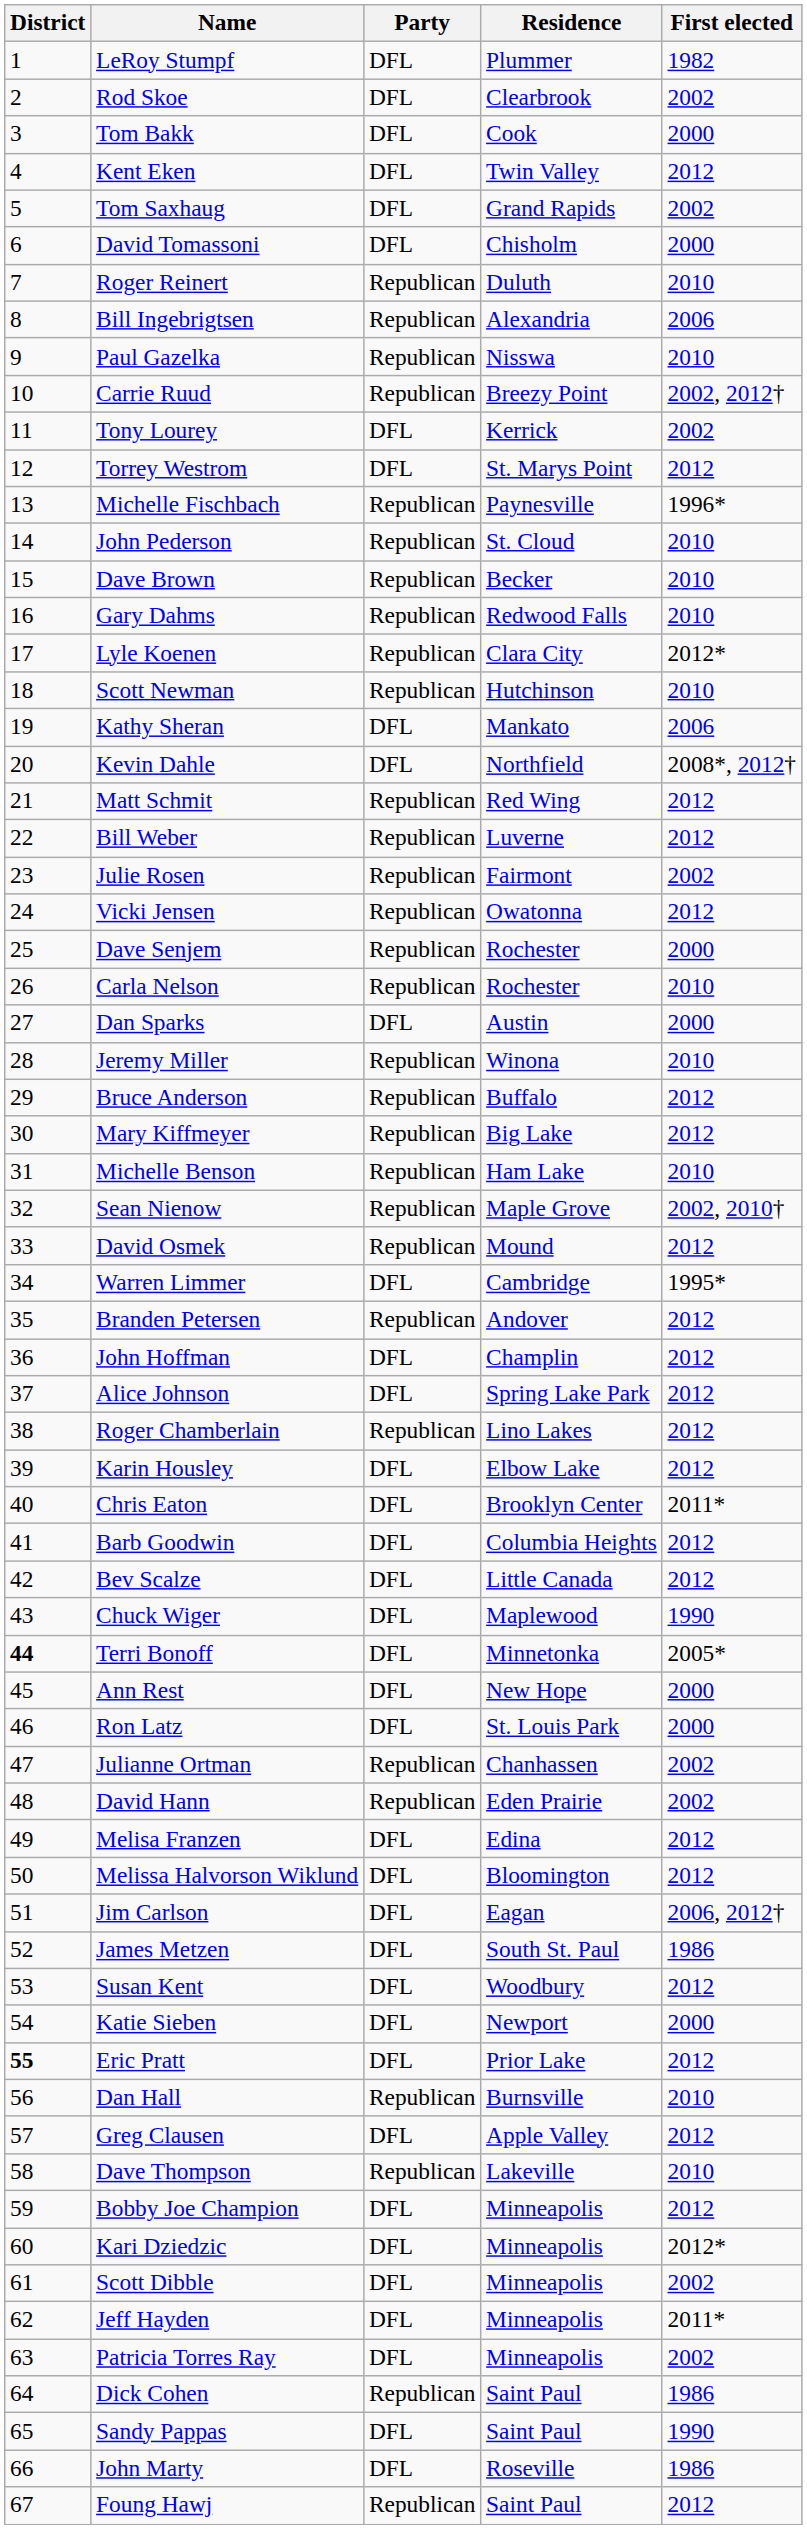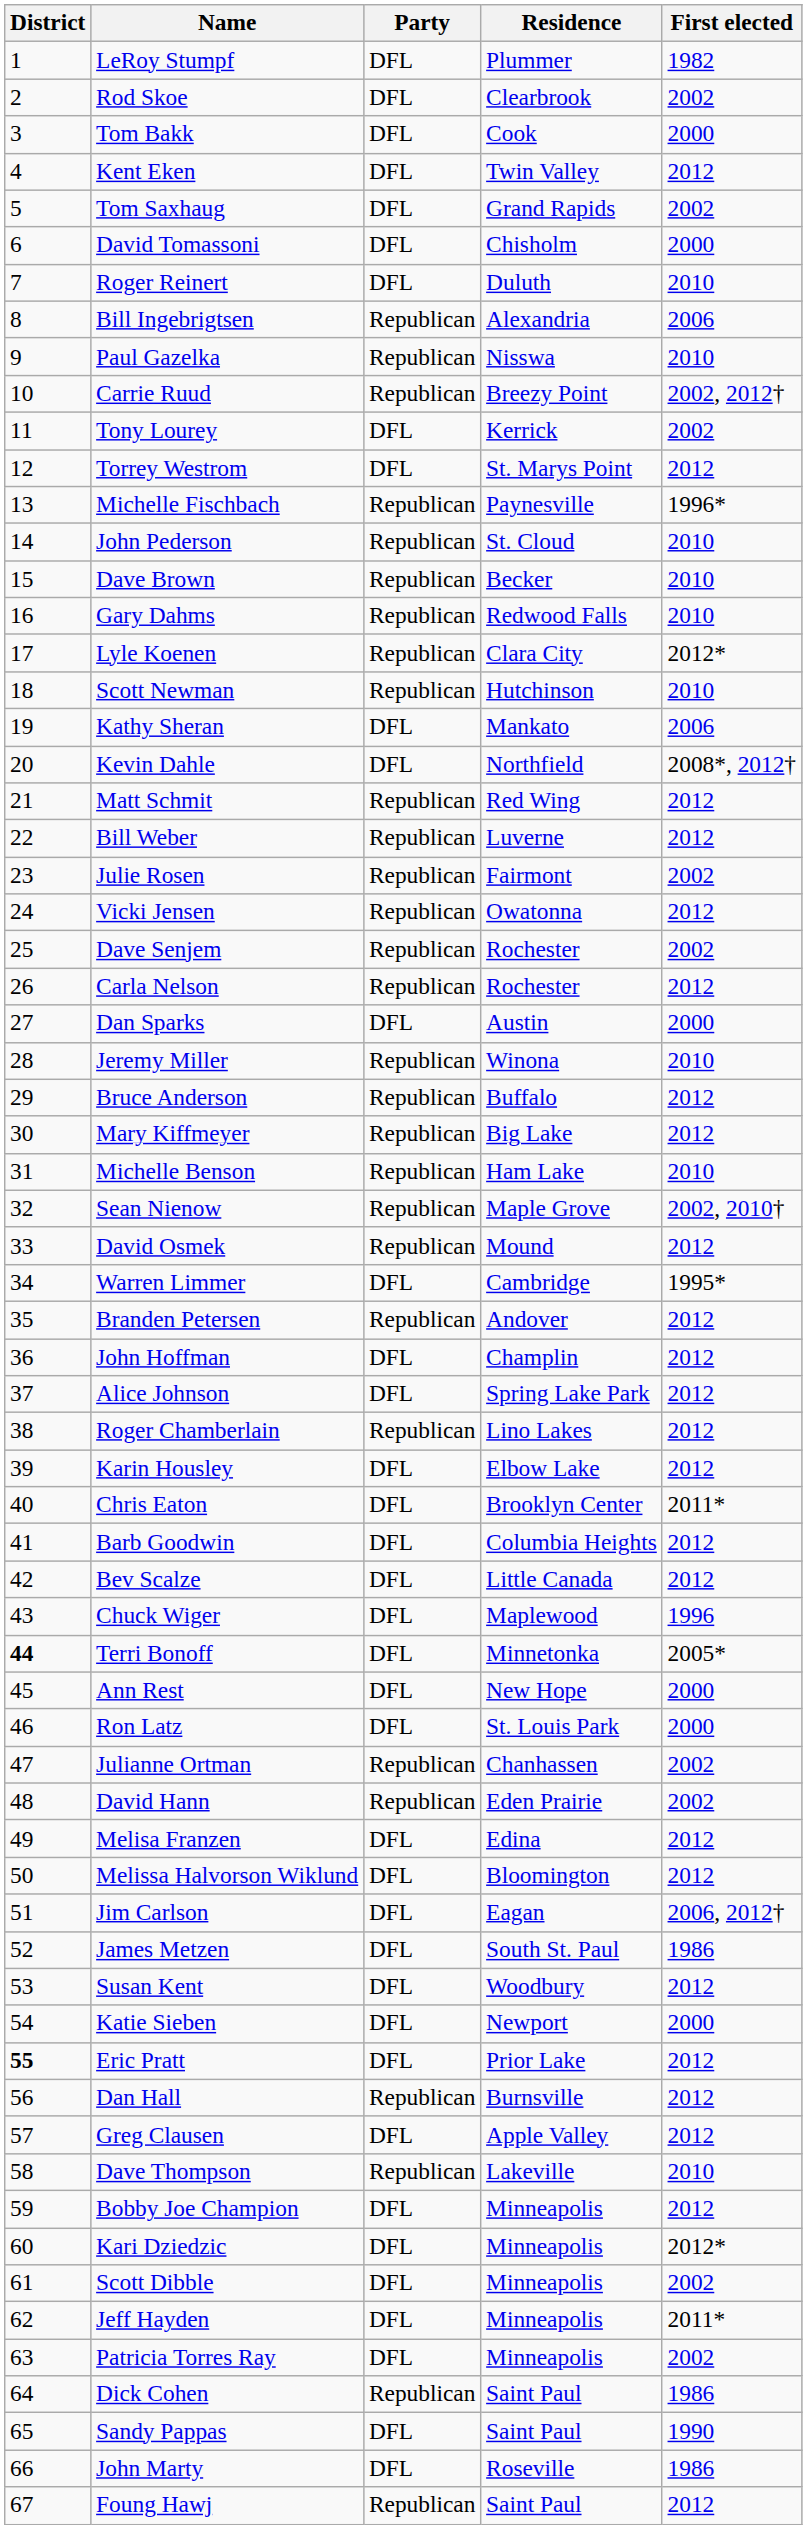(422, 282) Republican -> (391, 282) DFL
(691, 949) 2000 -> (691, 949) 2002
(691, 986) 2010 -> (691, 986) 2012
(691, 1616) 1990 -> (691, 1616) 1996
(691, 2097) 2010 -> (691, 2097) 2012
